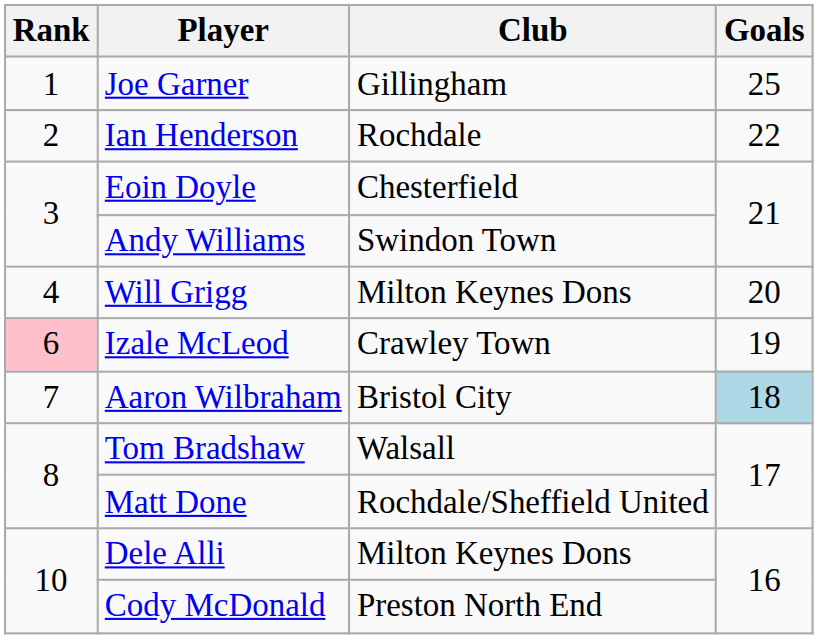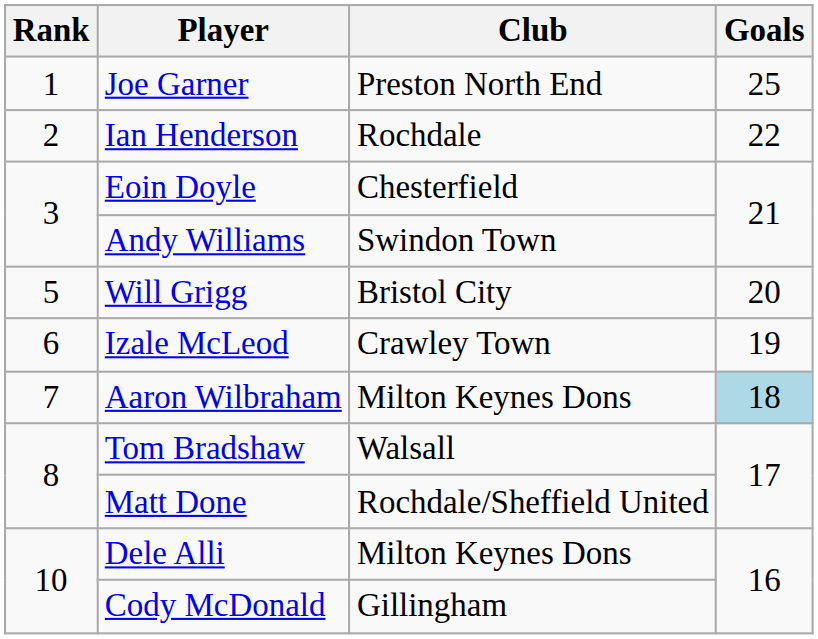(432, 82) Gillingham -> (480, 82) Preston North End
(51, 291) 4 -> (51, 291) 5
(494, 291) Milton Keynes Dons -> (434, 291) Bristol City
(51, 344) pink background -> (51, 344) no background
(434, 396) Bristol City -> (494, 396) Milton Keynes Dons
(480, 605) Preston North End -> (432, 605) Gillingham
